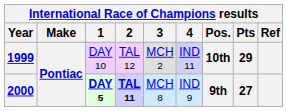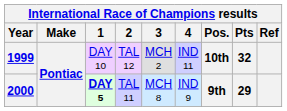(246, 58) 29 -> (244, 58) 32
(129, 90) bold -> (129, 89) normal
(246, 90) 27 -> (244, 90) 29
